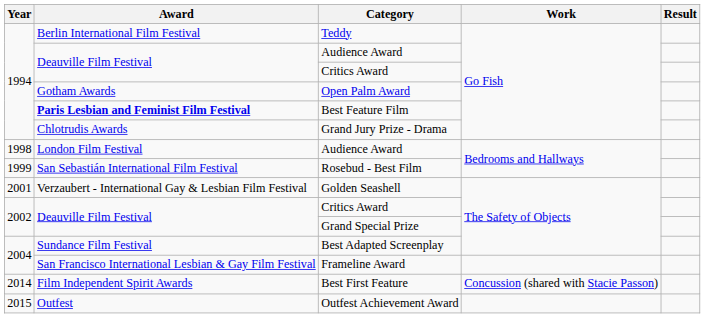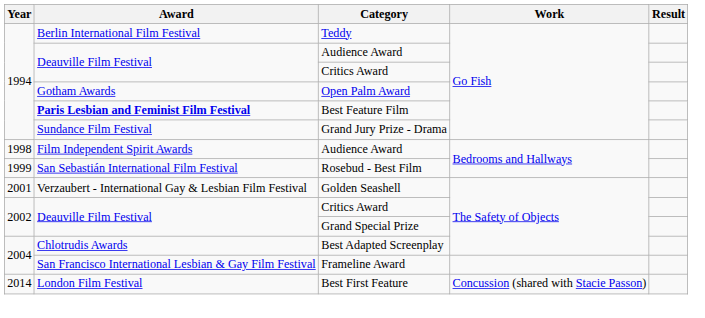(82, 129) Chlotrudis Awards -> (95, 129) Sundance Film Festival
(90, 149) London Film Festival -> (115, 149) Film Independent Spirit Awards
(95, 245) Sundance Film Festival -> (82, 245) Chlotrudis Awards
(115, 284) Film Independent Spirit Awards -> (90, 284) London Film Festival
- row: (19, 303)
